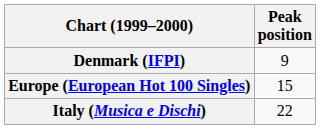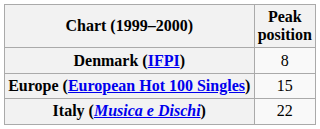(285, 60) 9 -> (285, 60) 8
